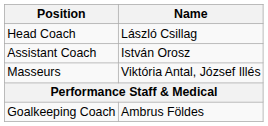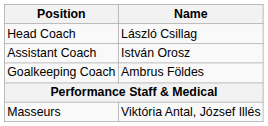rows swapped: (61, 111) <-> (34, 72)
